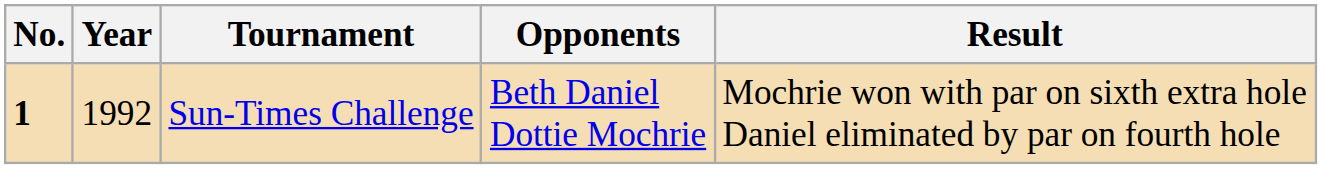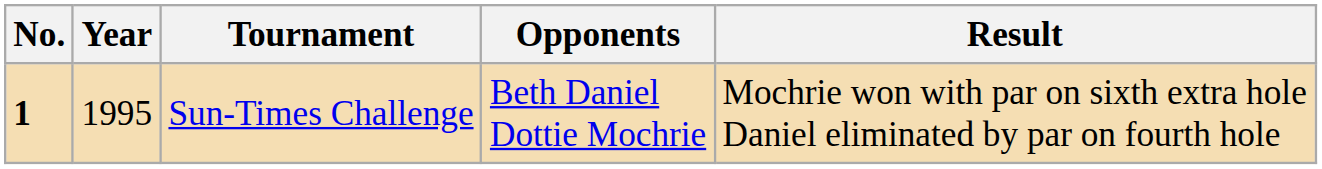(117, 112) 1992 -> (117, 112) 1995
